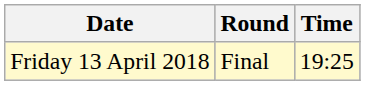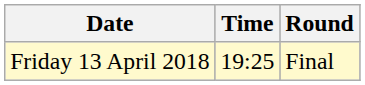columns swapped: (327, 23) <-> (255, 23)
